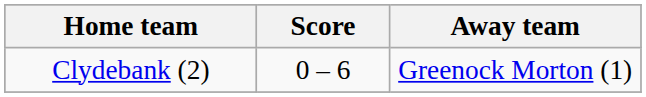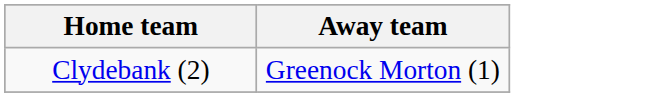- column: (323, 26)
